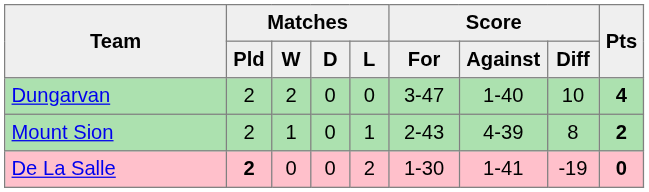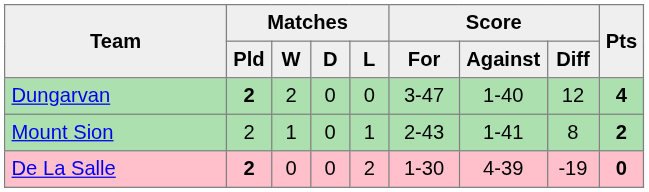(249, 95) normal -> (249, 95) bold
(573, 95) 10 -> (573, 95) 12
(503, 132) 4-39 -> (503, 132) 1-41
(503, 168) 1-41 -> (503, 168) 4-39
